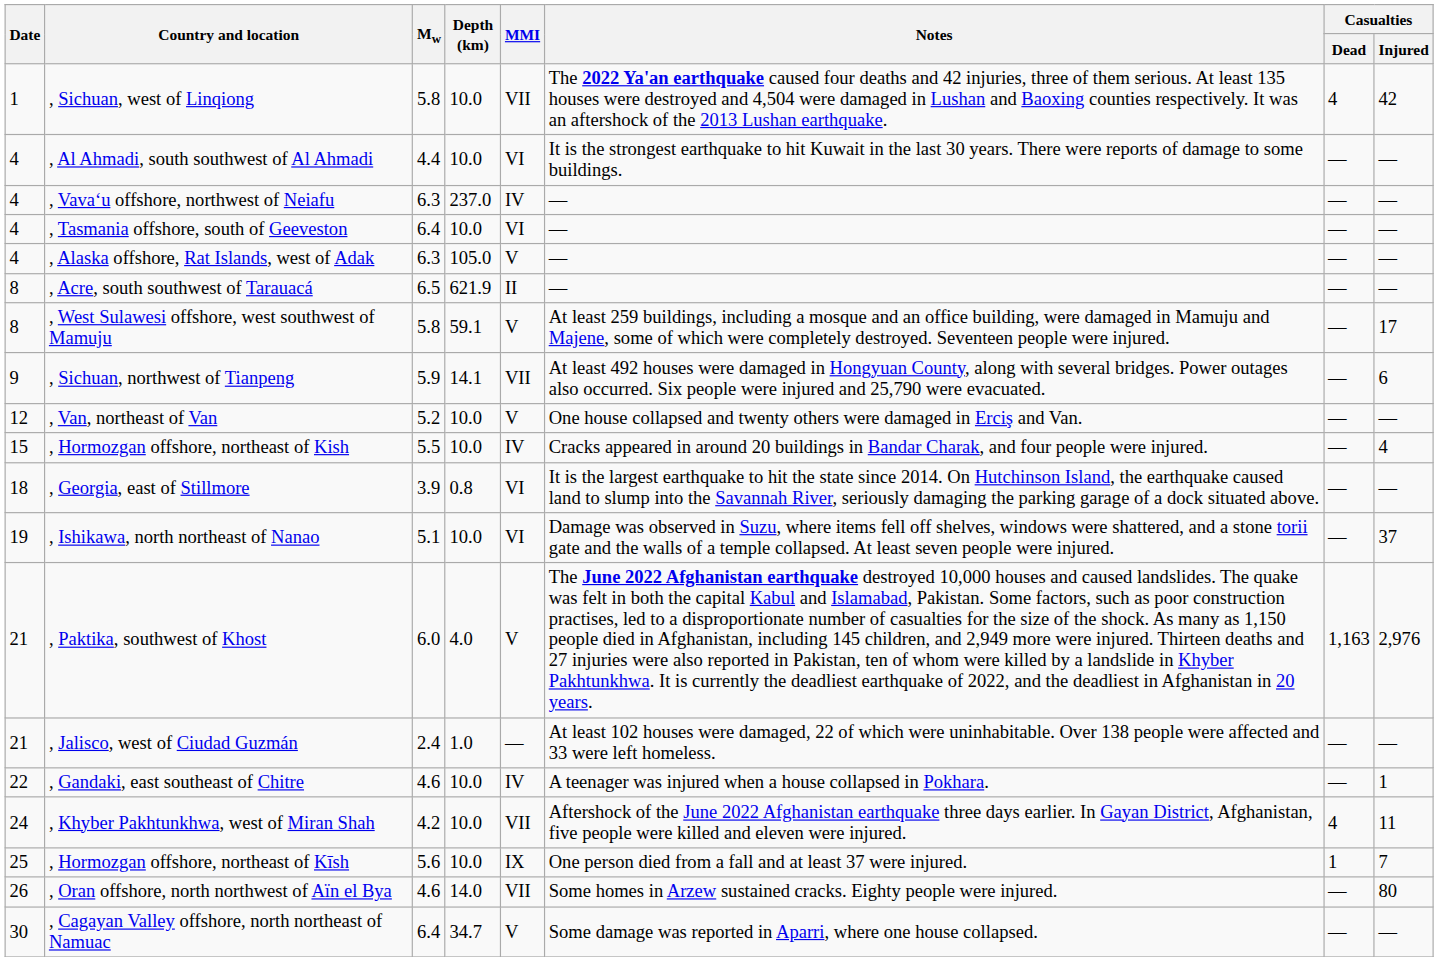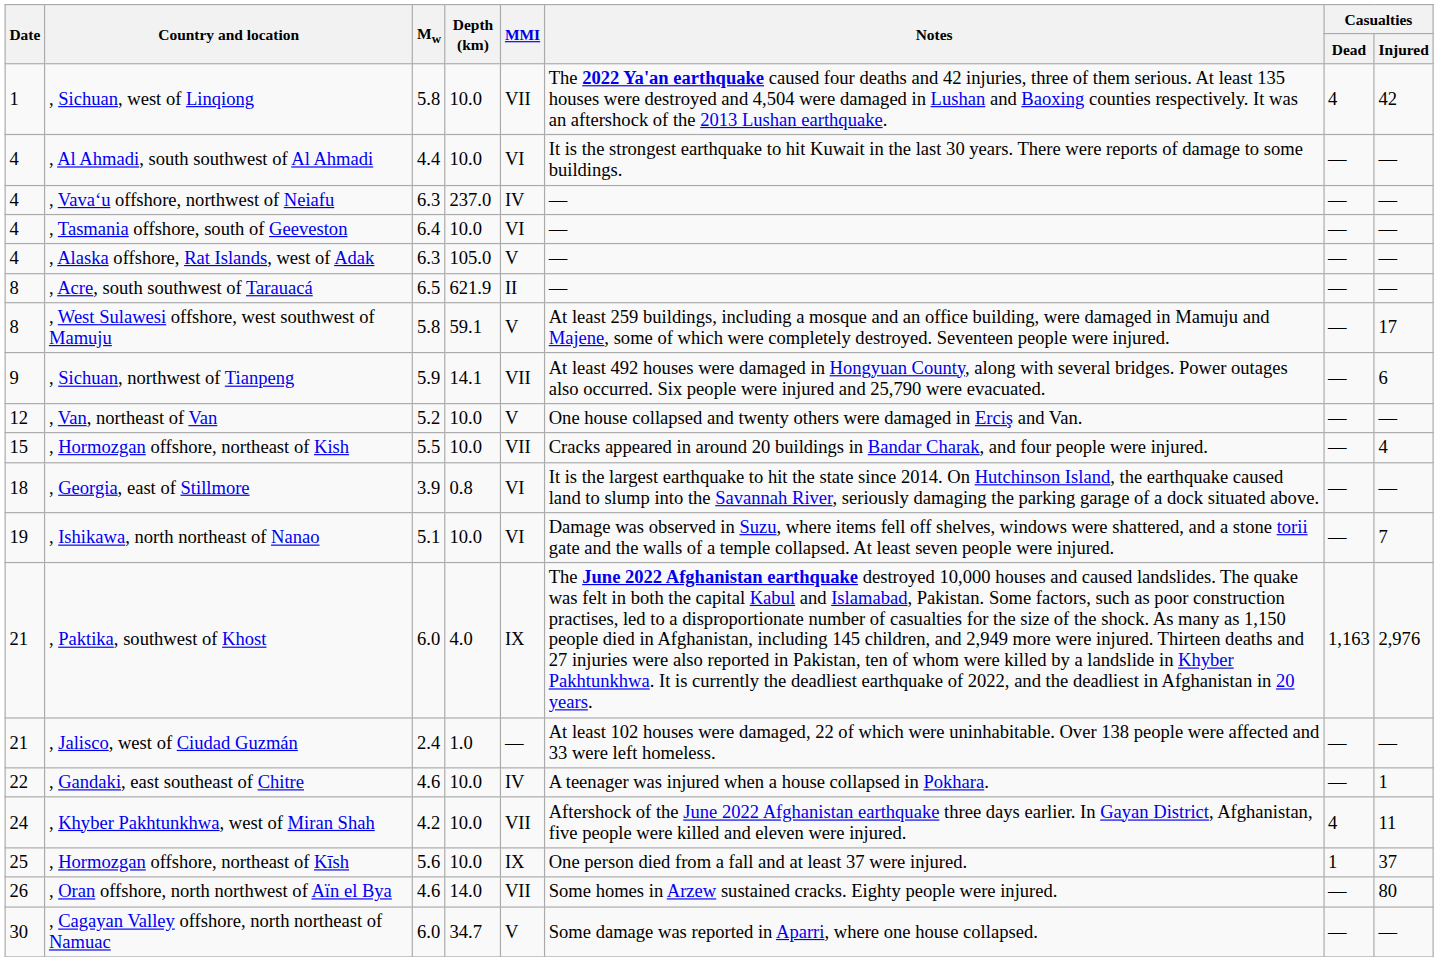(515, 447) IV -> (518, 447) VII
(1388, 537) 37 -> (1383, 537) 7
(512, 640) V -> (515, 640) IX
(1383, 862) 7 -> (1388, 862) 37
(429, 931) 6.4 -> (429, 931) 6.0
